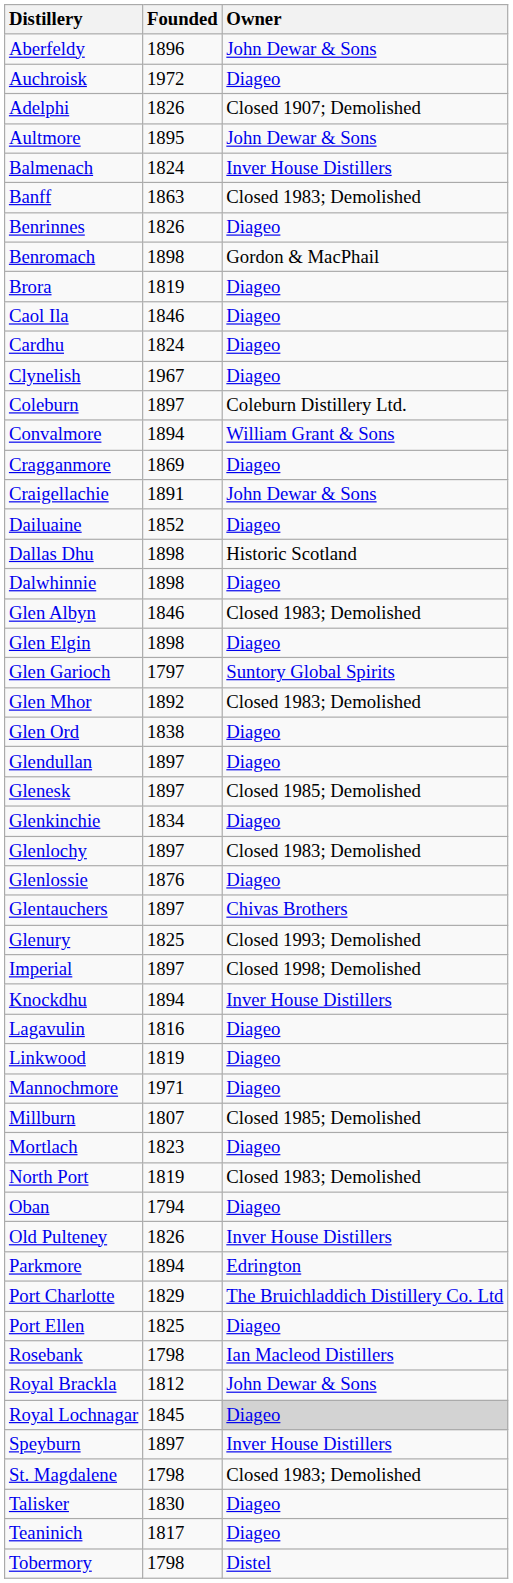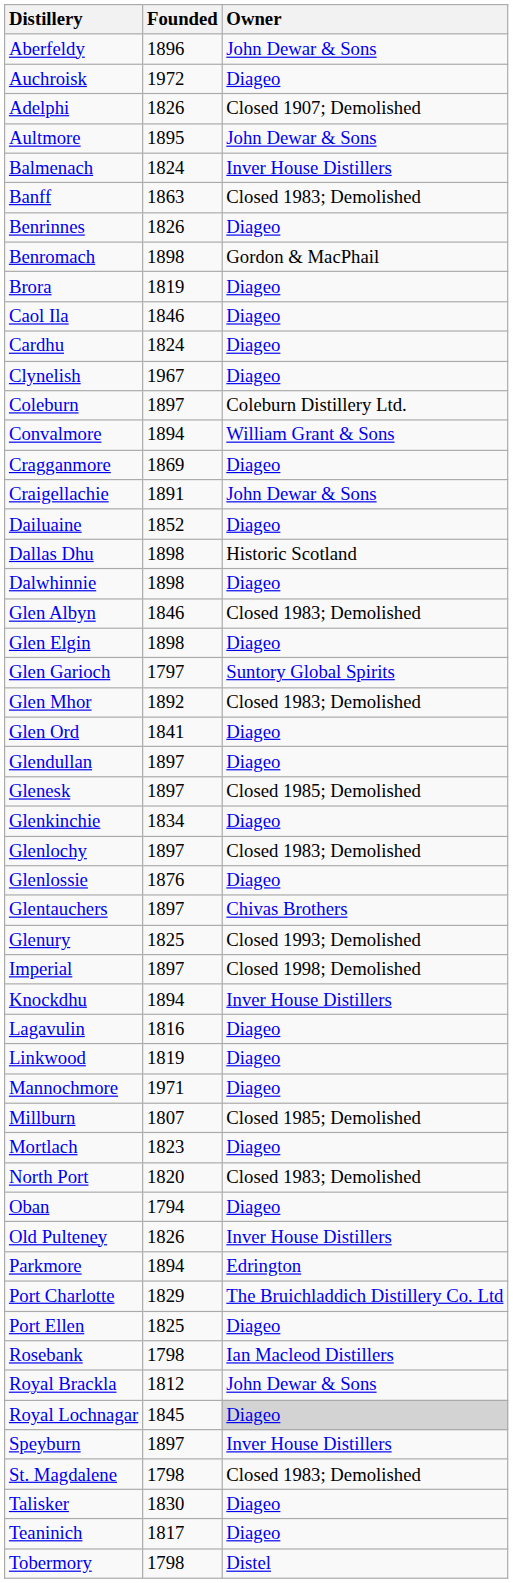(166, 731) 1838 -> (166, 731) 1841
(166, 1177) 1819 -> (166, 1177) 1820
